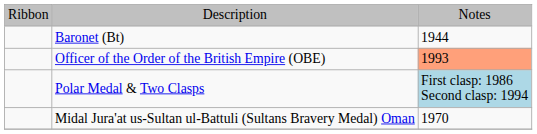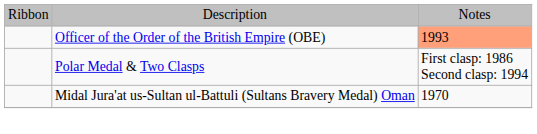- row: (90, 37)
(475, 88) lightblue background -> (475, 66) no background
